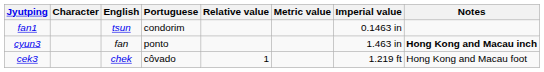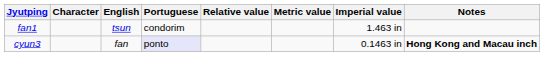(381, 28) 0.1463 in -> (384, 28) 1.463 in
(156, 43) no background -> (156, 43) lavender background
(384, 43) 1.463 in -> (381, 43) 0.1463 in
- row: (27, 59)
